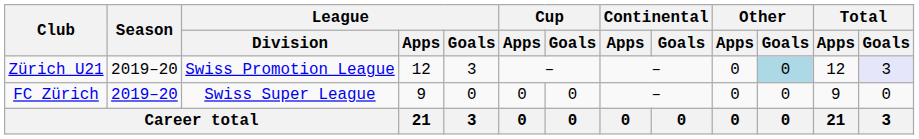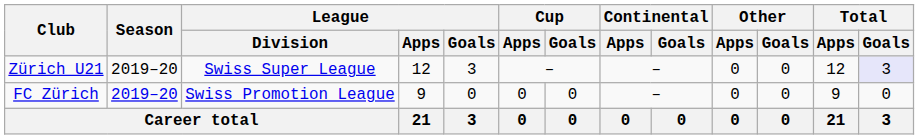(290, 69) Swiss Promotion League -> (290, 69) Swiss Super League
(785, 69) lightblue background -> (785, 69) no background
(290, 95) Swiss Super League -> (290, 95) Swiss Promotion League
